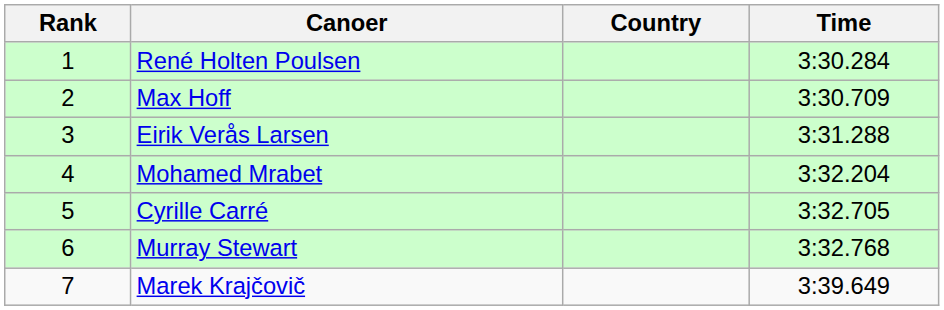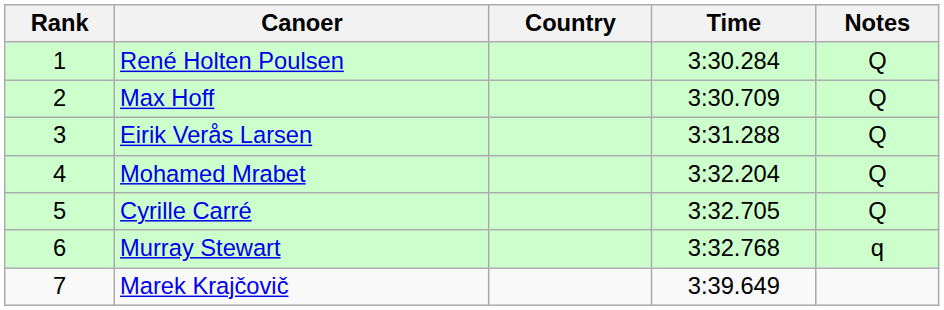+ column: (877, 23)
